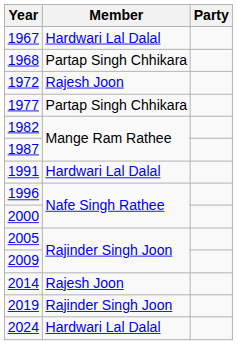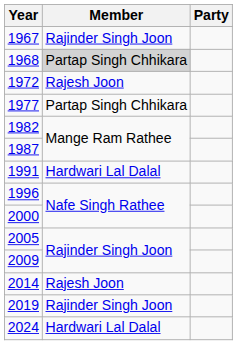(103, 37) Hardwari Lal Dalal -> (109, 37) Rajinder Singh Joon
(116, 60) no background -> (116, 60) lightgrey background
